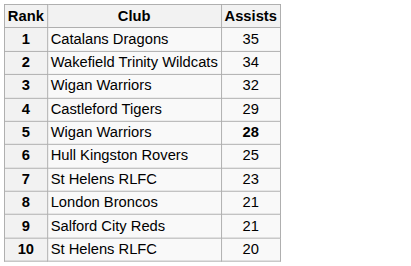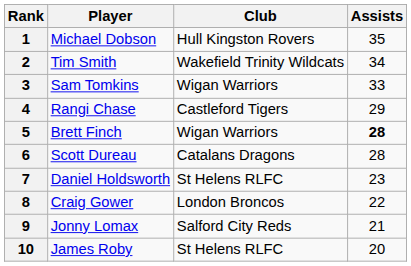+ column: (110, 16)
(110, 39) Catalans Dragons -> (246, 39) Hull Kingston Rovers
(251, 86) 32 -> (377, 86) 33
(119, 156) Hull Kingston Rovers -> (236, 156) Catalans Dragons
(251, 156) 25 -> (377, 156) 28
(251, 202) 21 -> (377, 202) 22
